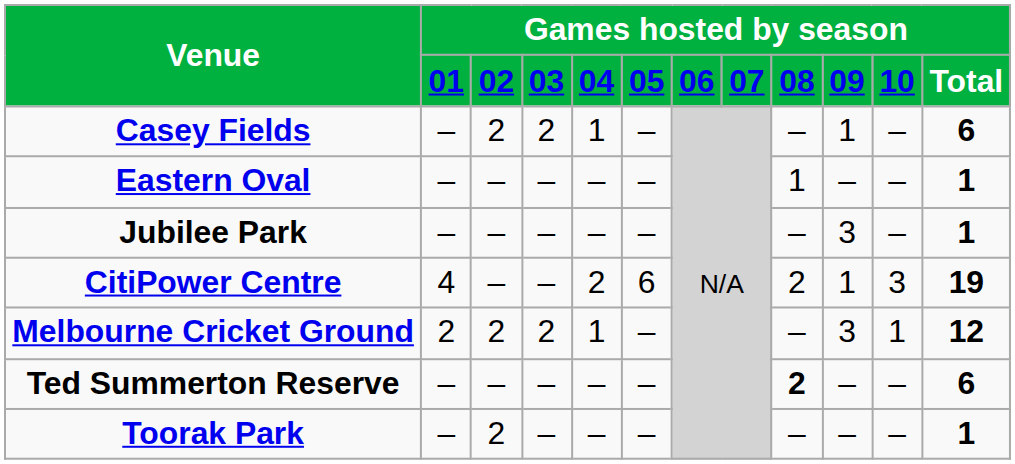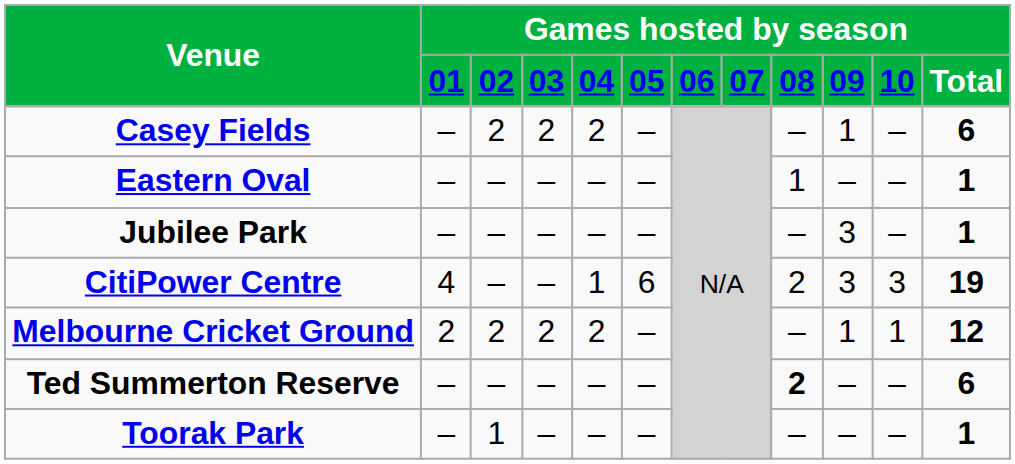(597, 130) 1 -> (597, 130) 2
(597, 282) 2 -> (597, 282) 1
(847, 282) 1 -> (847, 282) 3
(597, 332) 1 -> (597, 332) 2
(847, 332) 3 -> (847, 332) 1
(496, 433) 2 -> (496, 433) 1
